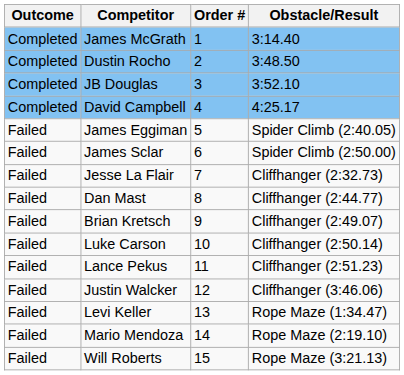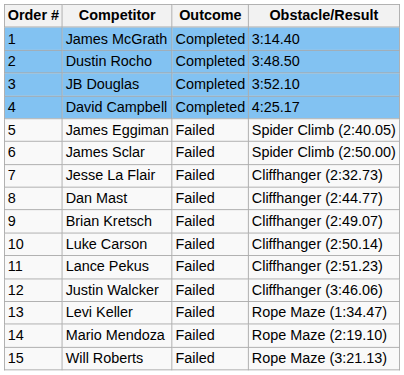columns swapped: (220, 15) <-> (43, 15)
